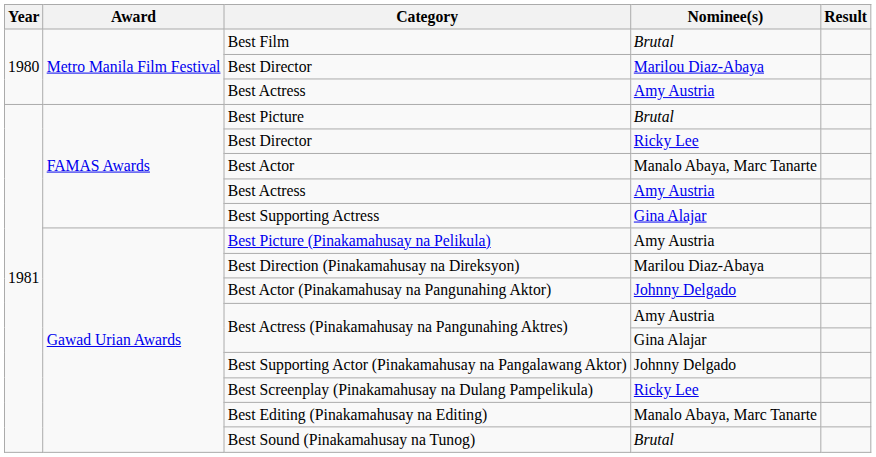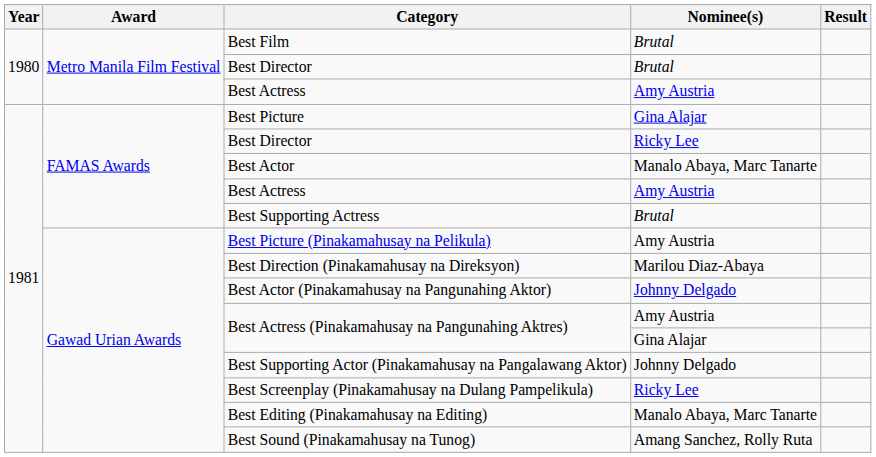(699, 66) Marilou Diaz-Abaya -> (654, 66) Brutal
(654, 116) Brutal -> (670, 116) Gina Alajar
(670, 215) Gina Alajar -> (654, 215) Brutal
(654, 439) Brutal -> (723, 439) Amang Sanchez, Rolly Ruta
